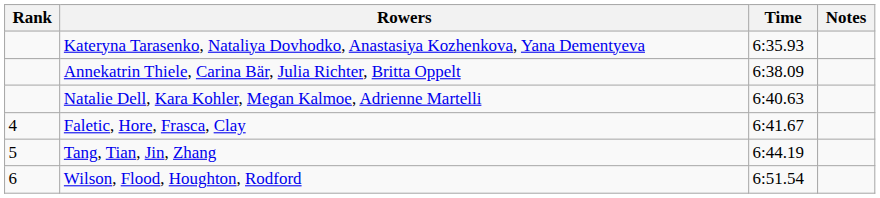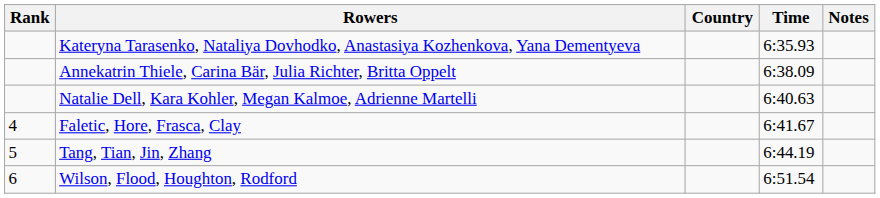+ column: (722, 17)
